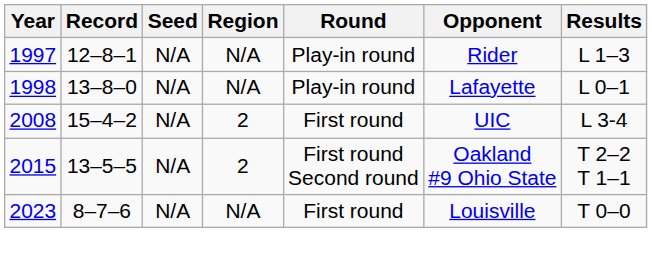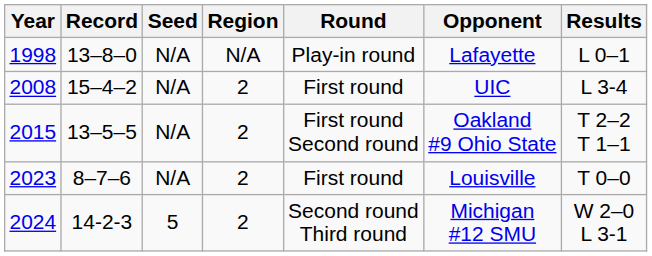- row: (33, 54)
(243, 210) N/A -> (243, 177) 2
+ row: (33, 222)
